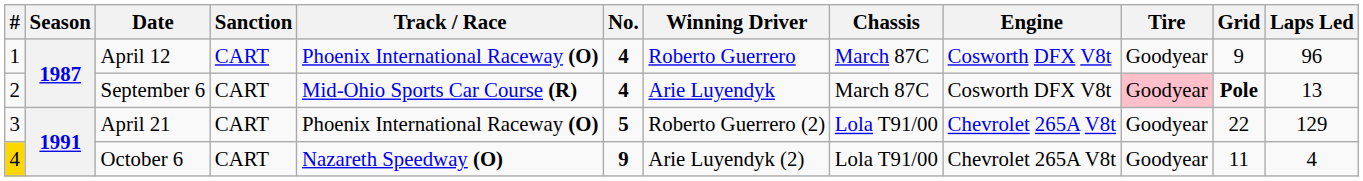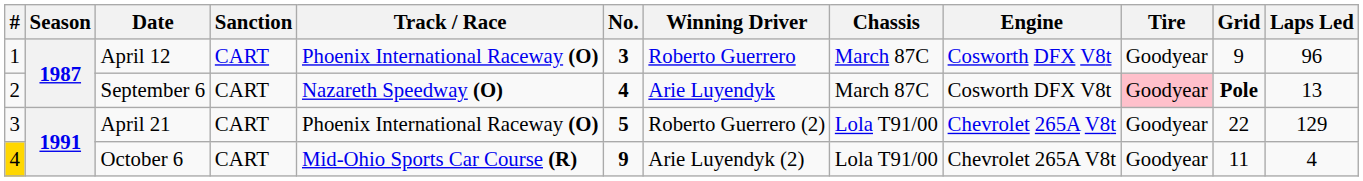(623, 56) 4 -> (623, 56) 3
(440, 90) Mid-Ohio Sports Car Course (R) -> (403, 90) Nazareth Speedway (O)
(403, 159) Nazareth Speedway (O) -> (440, 159) Mid-Ohio Sports Car Course (R)
